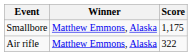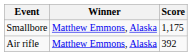(169, 43) 322 -> (169, 43) 392
